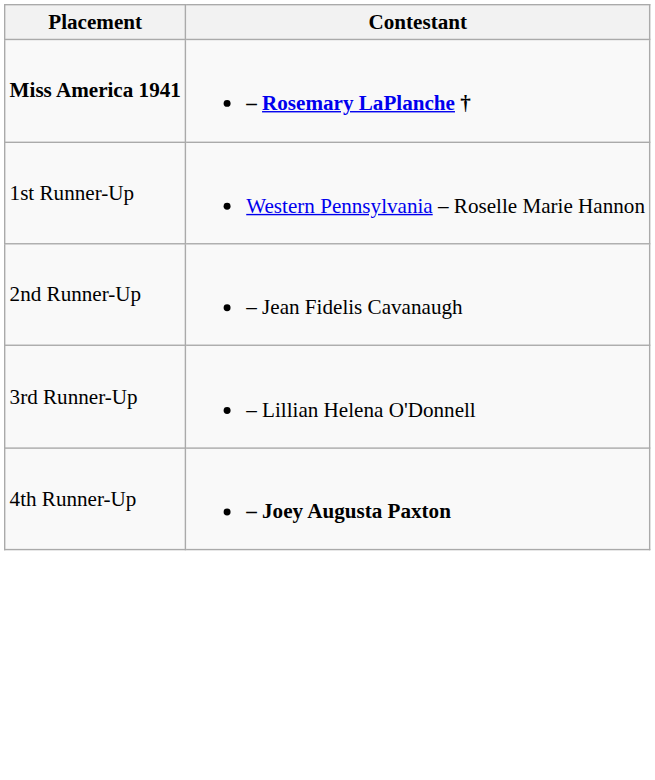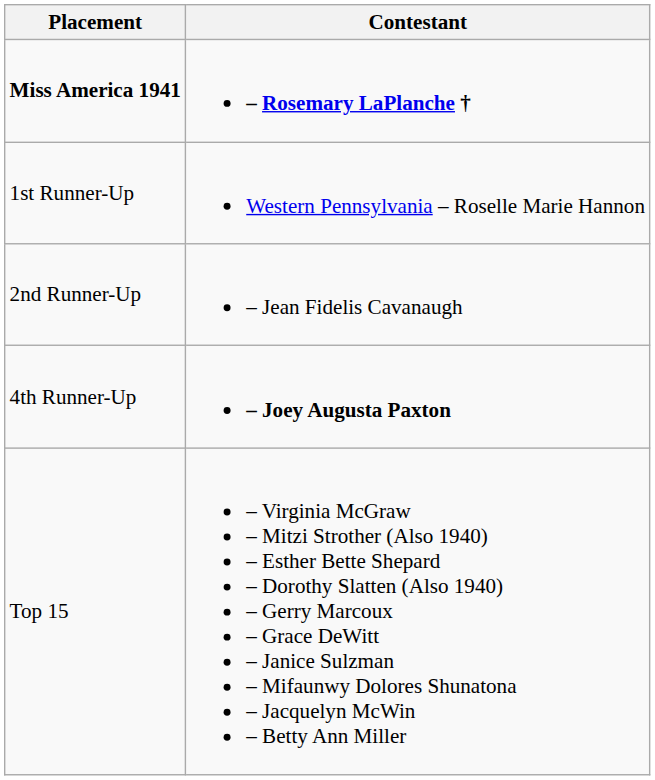- row: (74, 396)
+ row: (39, 611)
